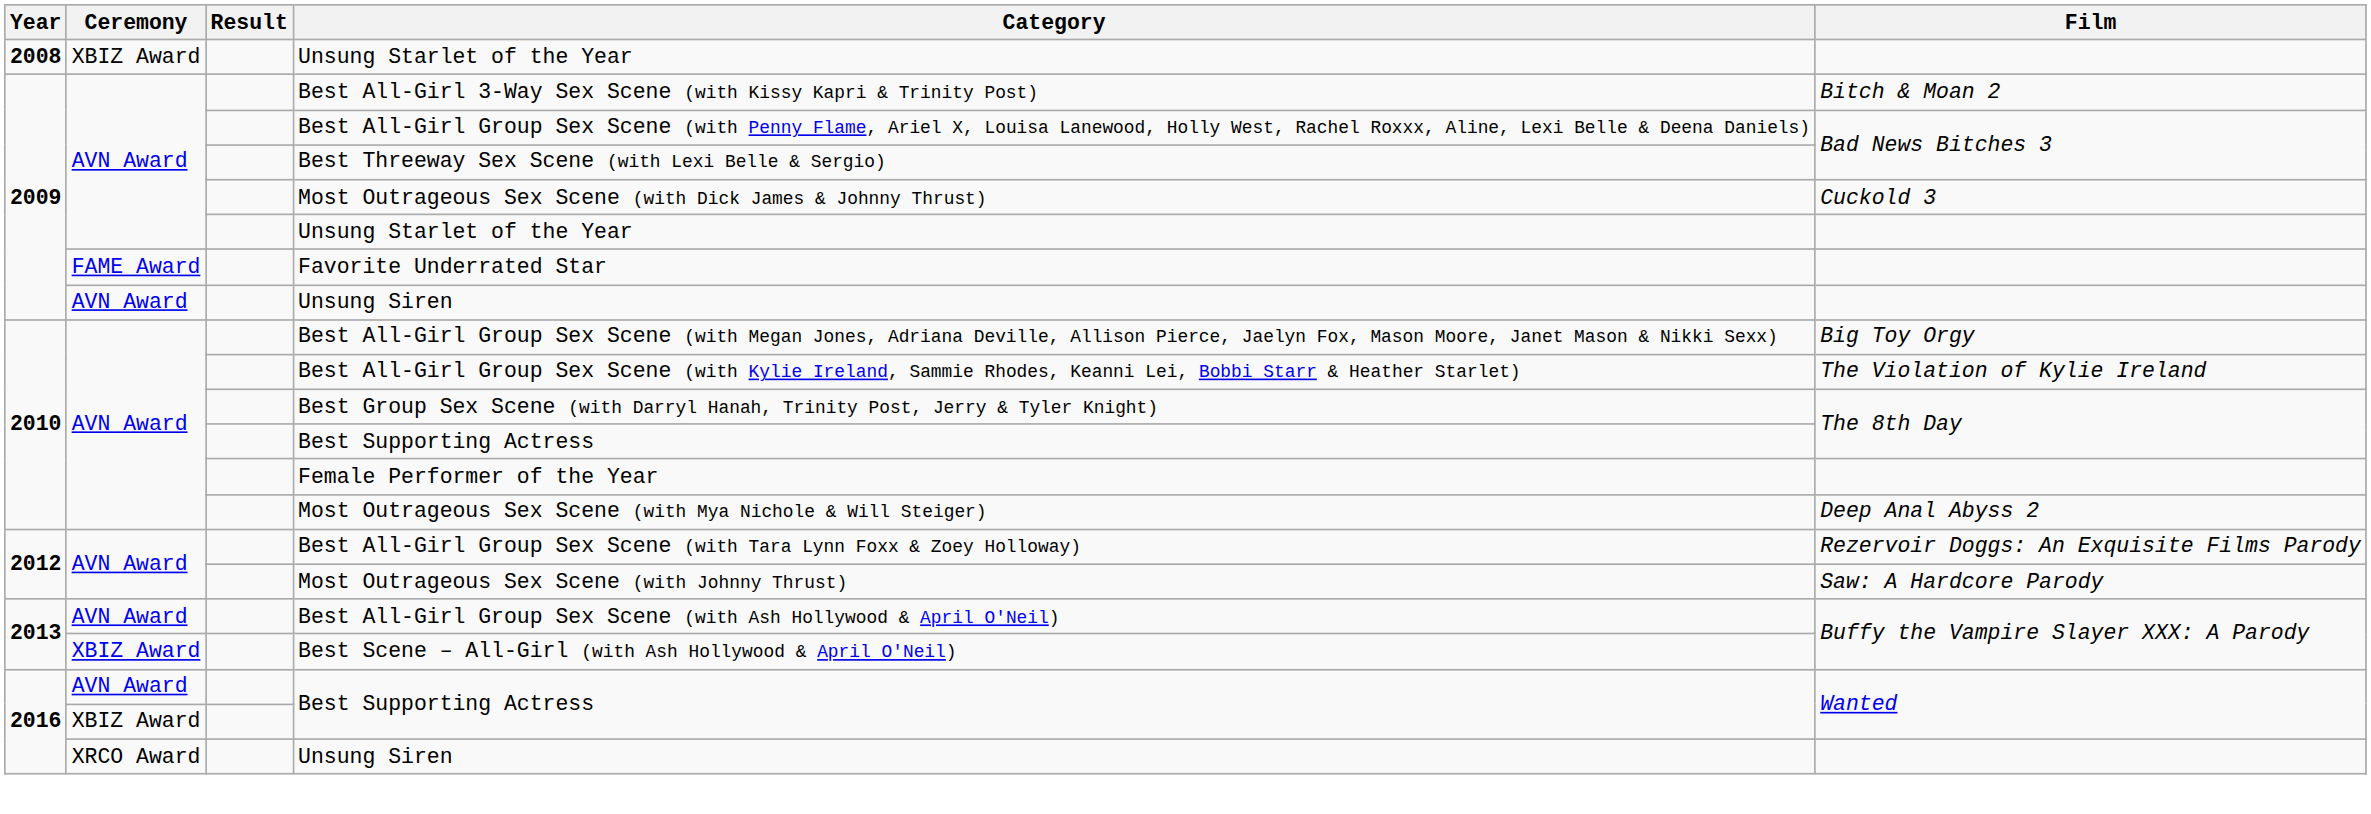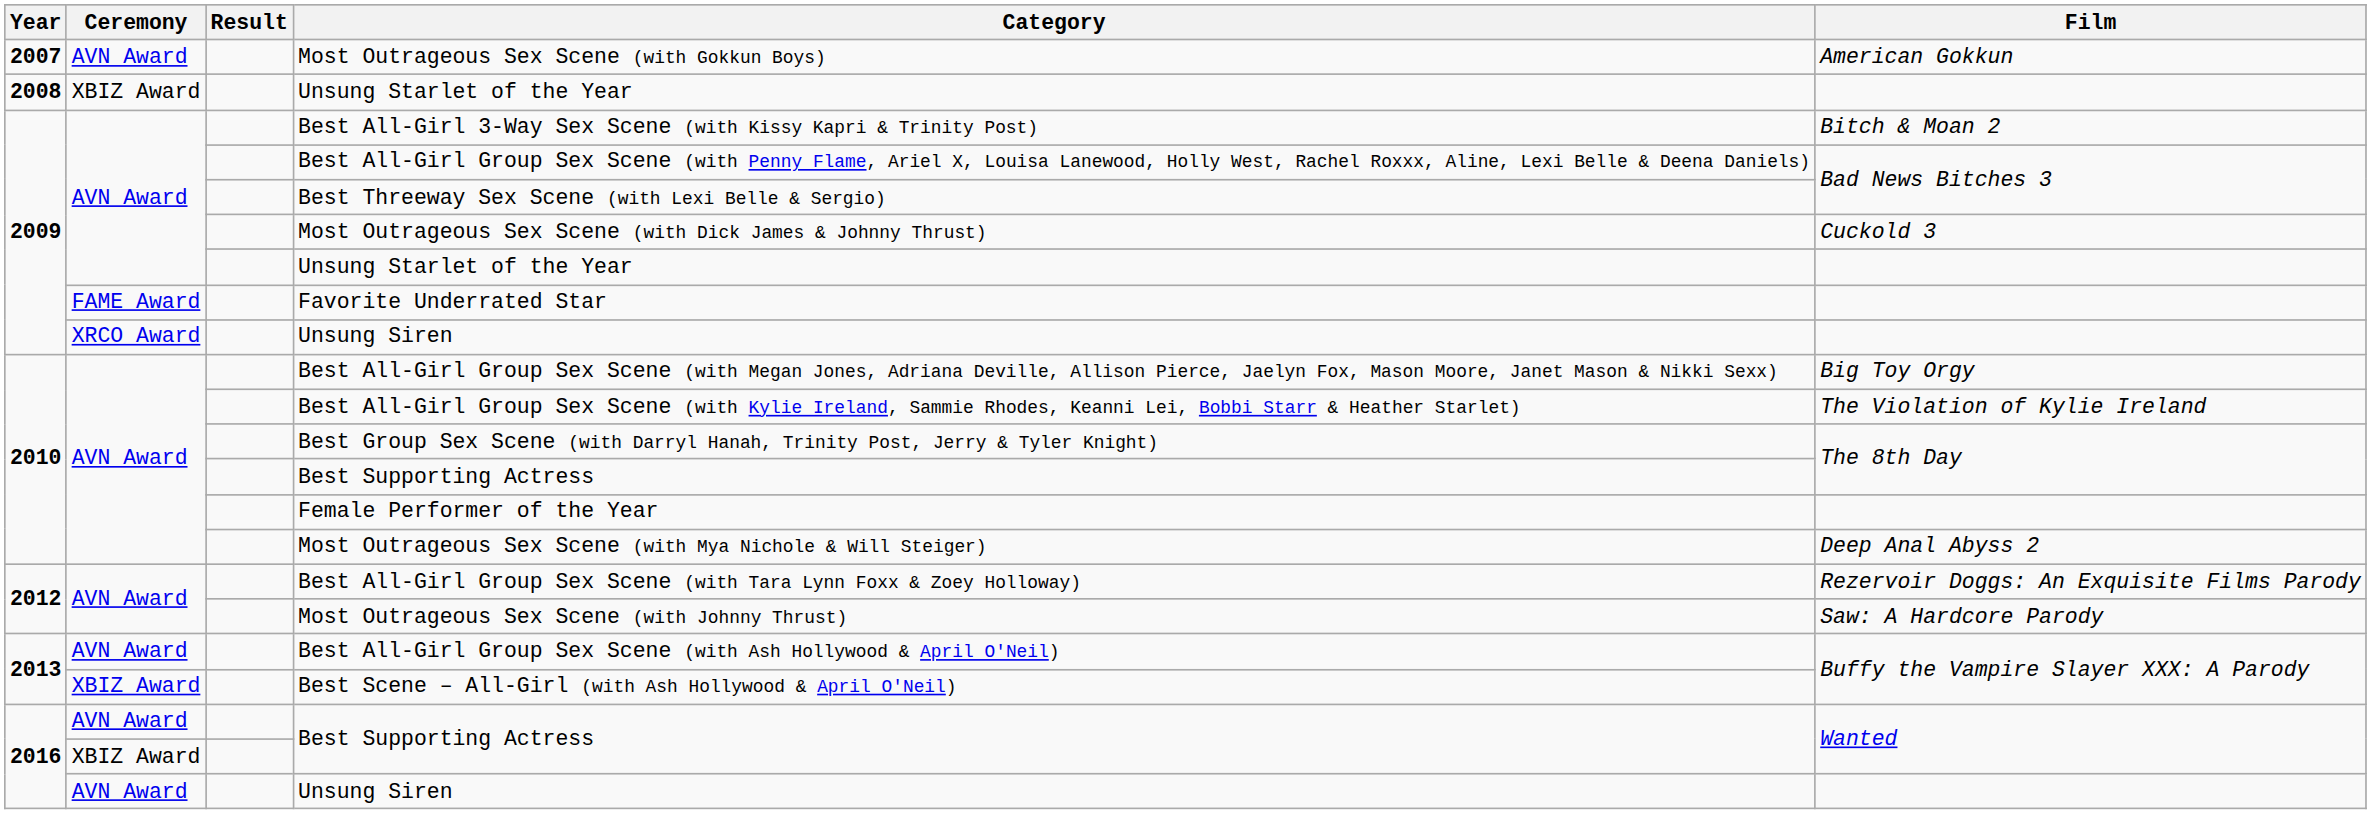+ row: (36, 57)
(130, 302) AVN Award -> (136, 337) XRCO Award
(136, 756) XRCO Award -> (130, 791) AVN Award
